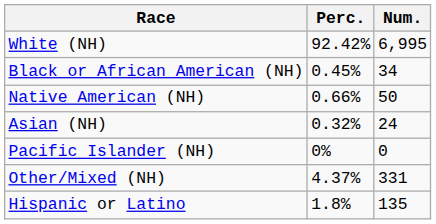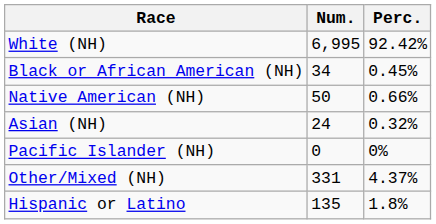columns swapped: (403, 18) <-> (341, 18)
